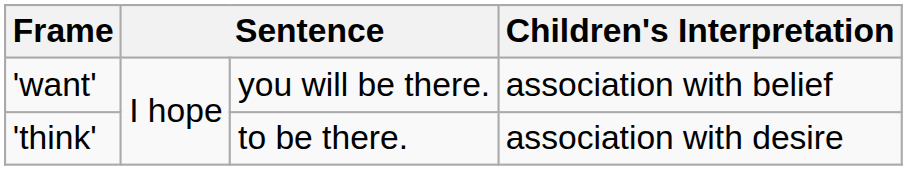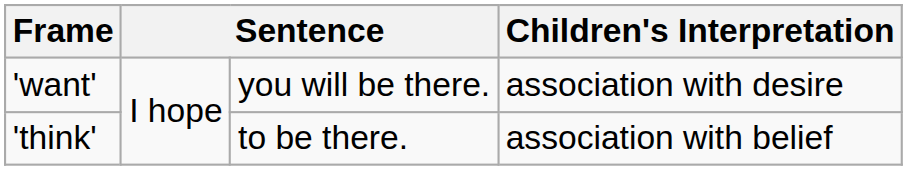(669, 84) association with belief -> (675, 84) association with desire
(675, 137) association with desire -> (669, 137) association with belief
